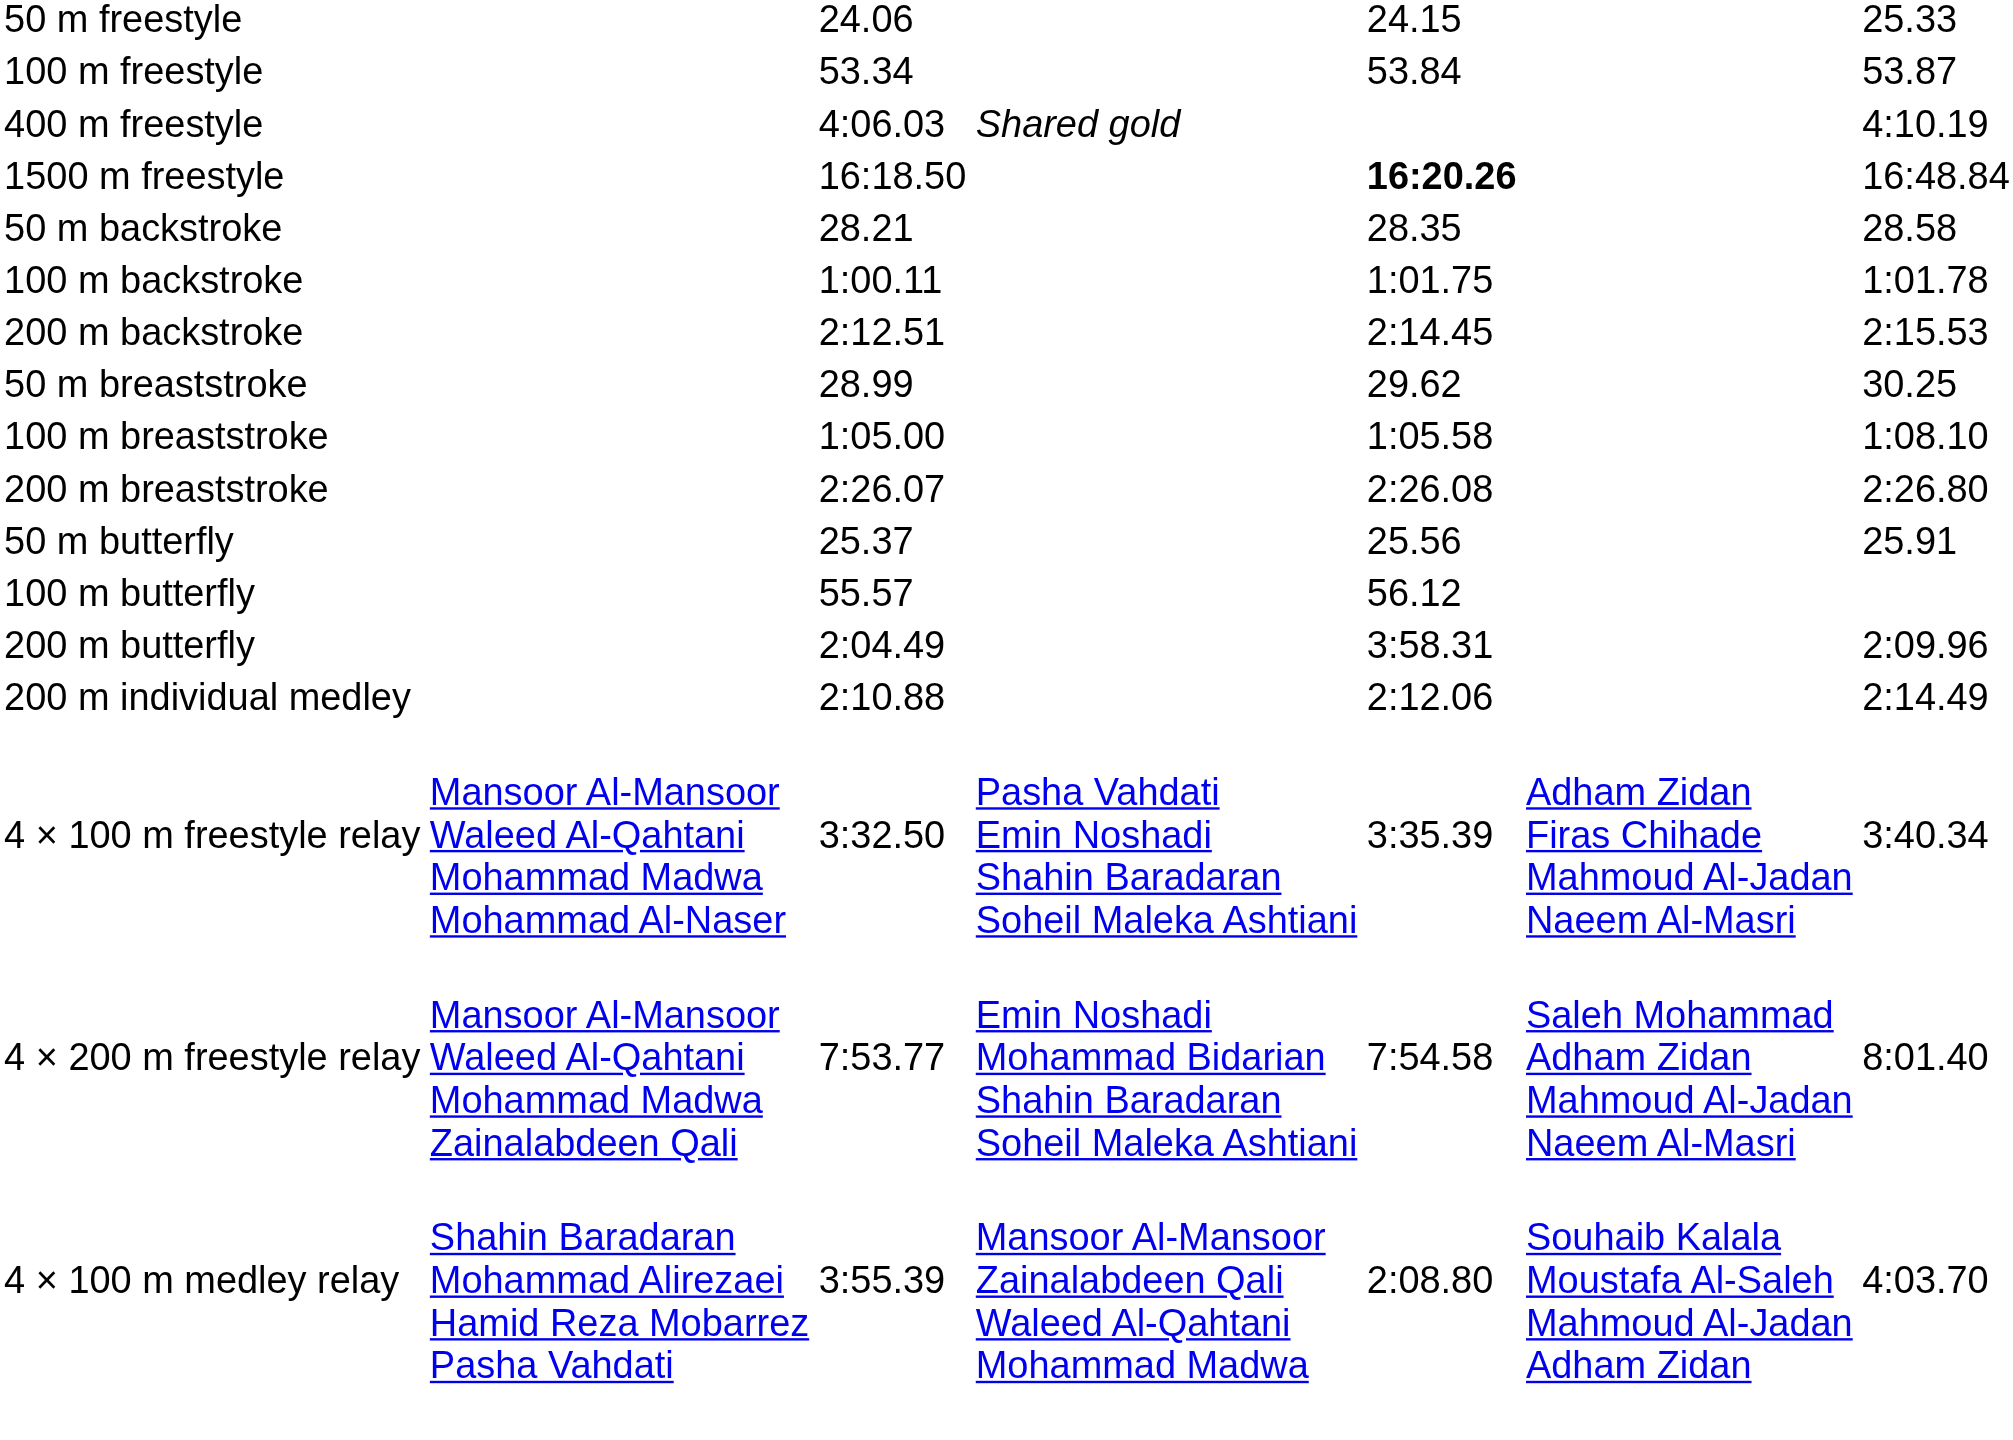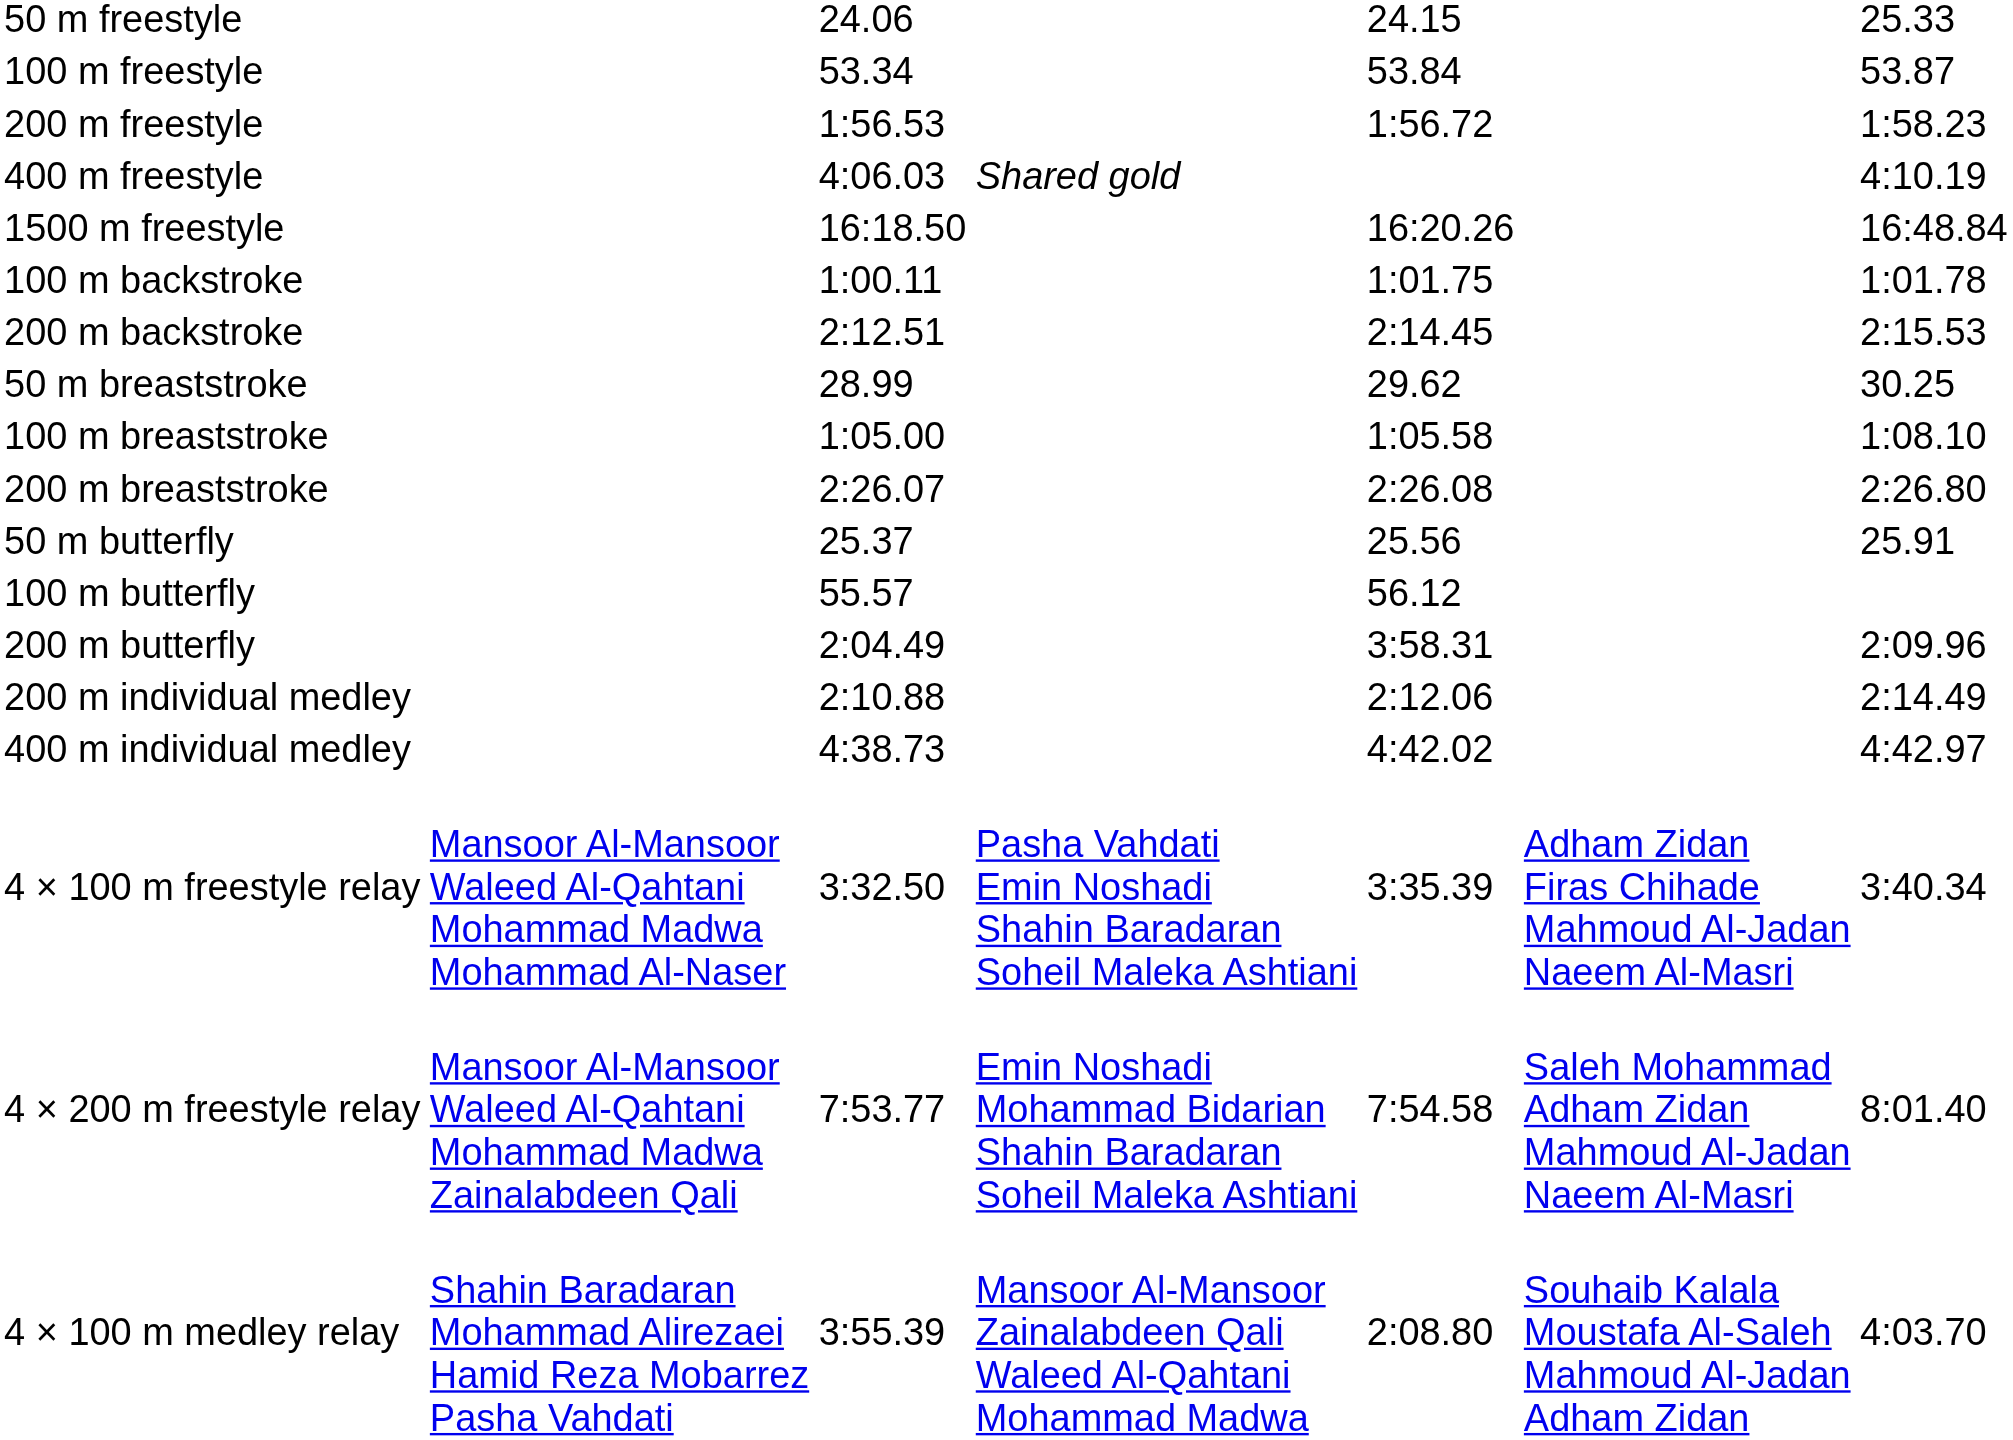+ row: (134, 124)
(1442, 176) bold -> (1441, 228) normal
- row: (143, 228)
+ row: (208, 749)
